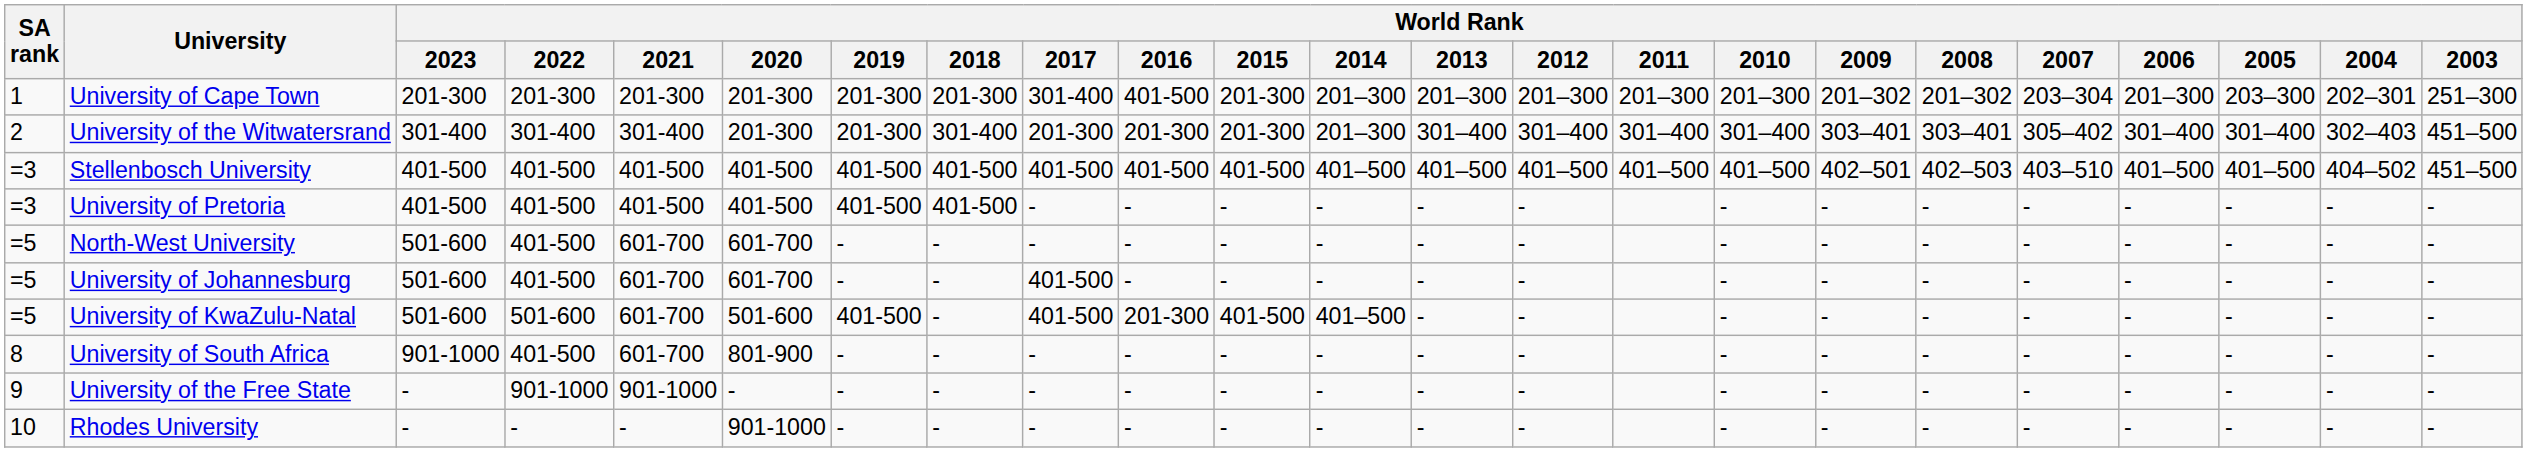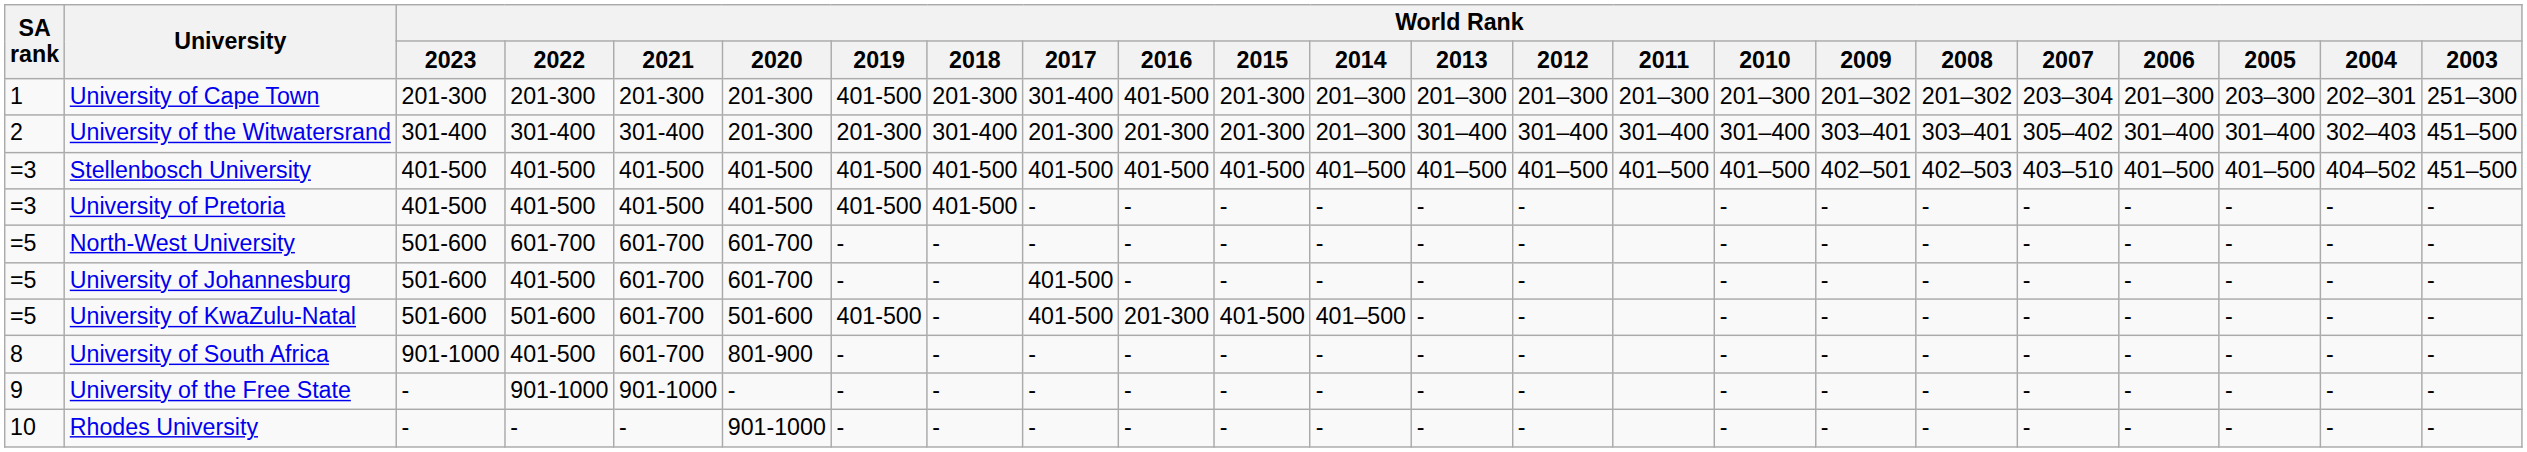(879, 96) 201-300 -> (879, 96) 401-500
(553, 243) 401-500 -> (553, 243) 601-700
